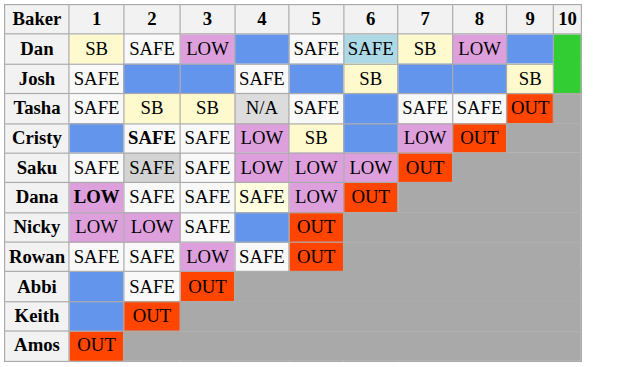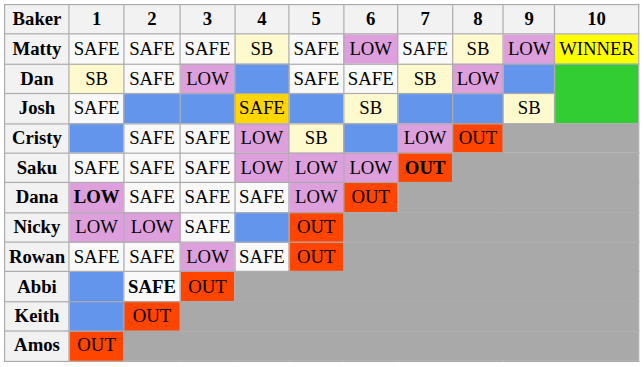+ row: (37, 49)
(371, 49) lightblue background -> (371, 78) no background
(262, 78) no background -> (262, 108) gold background
- row: (37, 108)
(152, 138) bold -> (152, 138) normal
(152, 167) lightgrey background -> (152, 167) no background
(425, 167) normal -> (425, 167) bold
(262, 197) lightyellow background -> (262, 197) no background
(152, 286) normal -> (152, 286) bold
